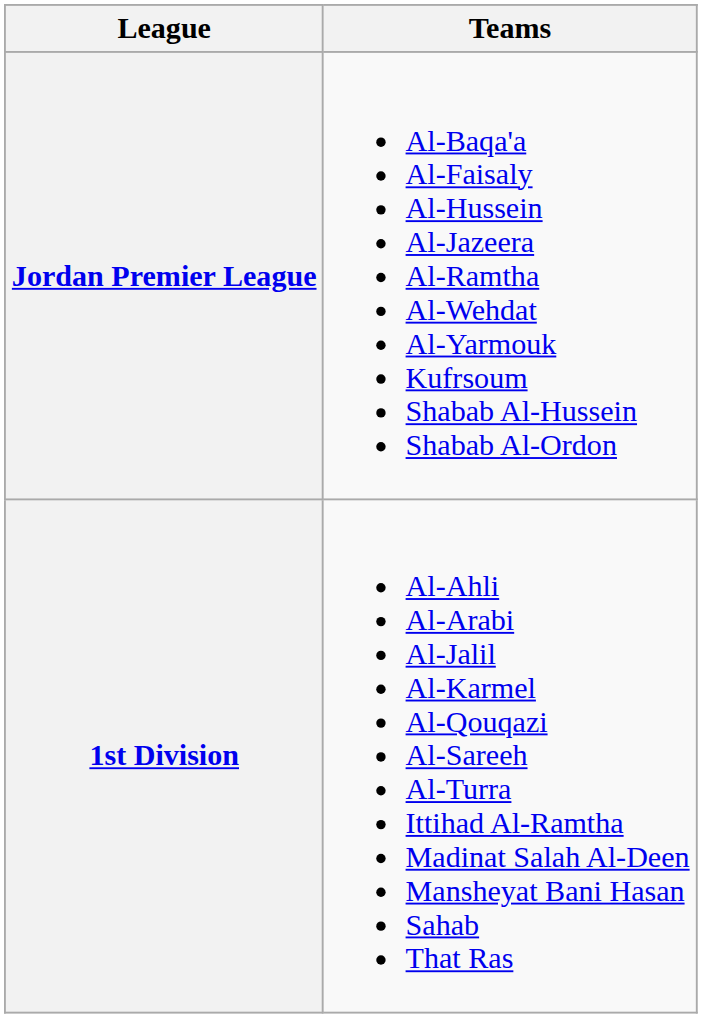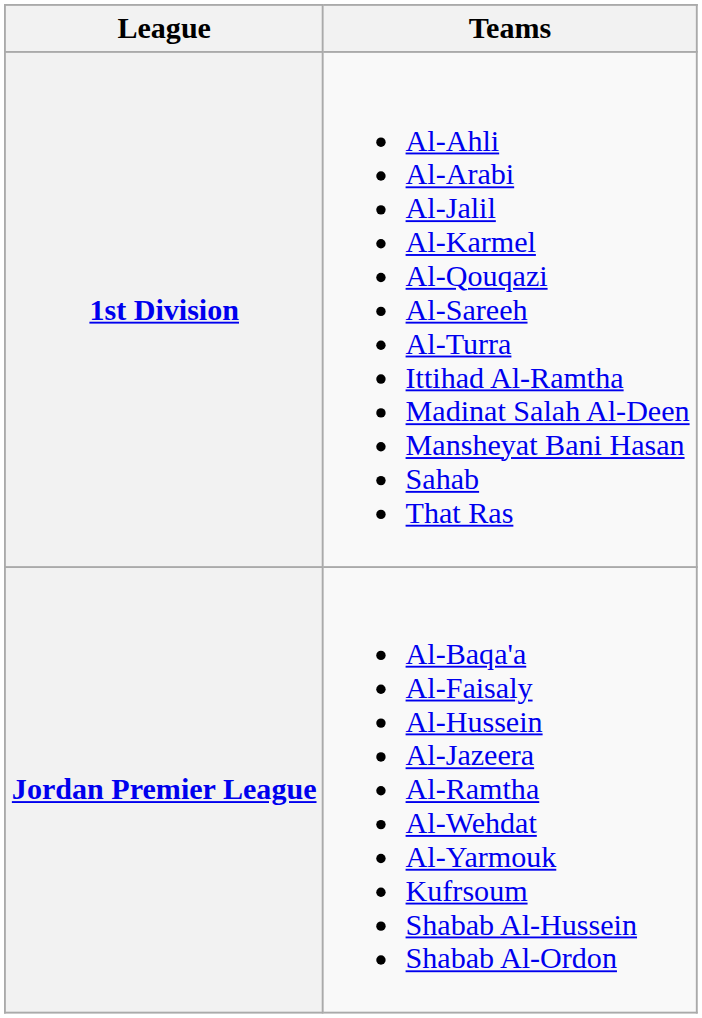rows swapped: (164, 275) <-> (164, 755)
